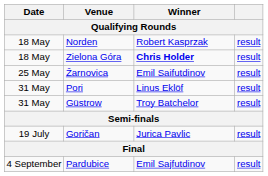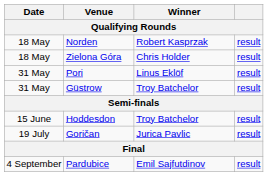(165, 57) bold -> (163, 57) normal
- row: (87, 73)
+ row: (90, 118)
